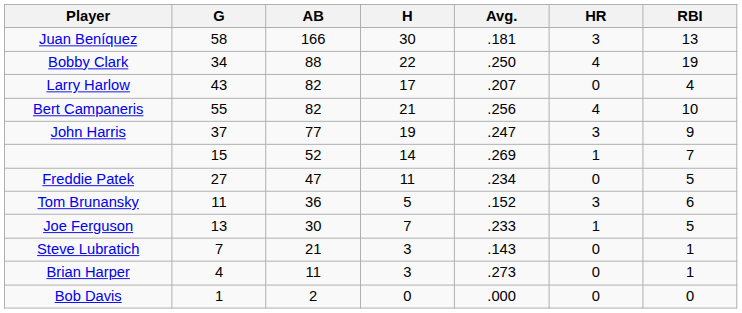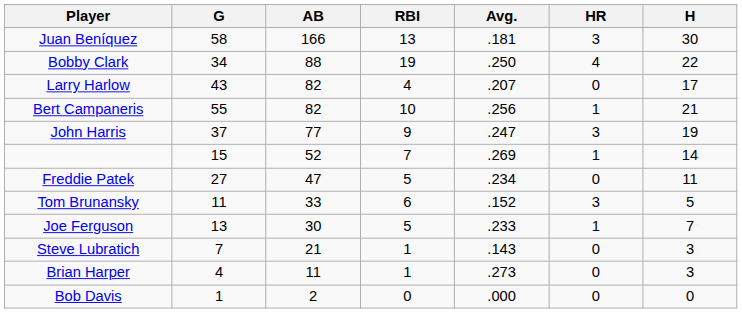columns swapped: (407, 16) <-> (690, 16)
(596, 109) 4 -> (596, 109) 1
(313, 202) 36 -> (313, 202) 33
